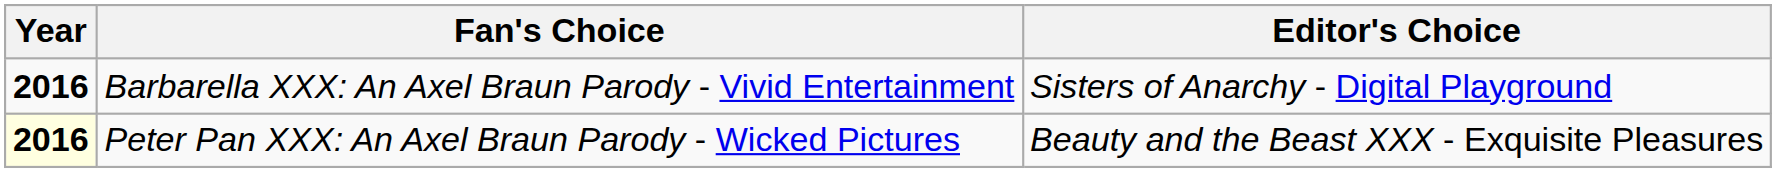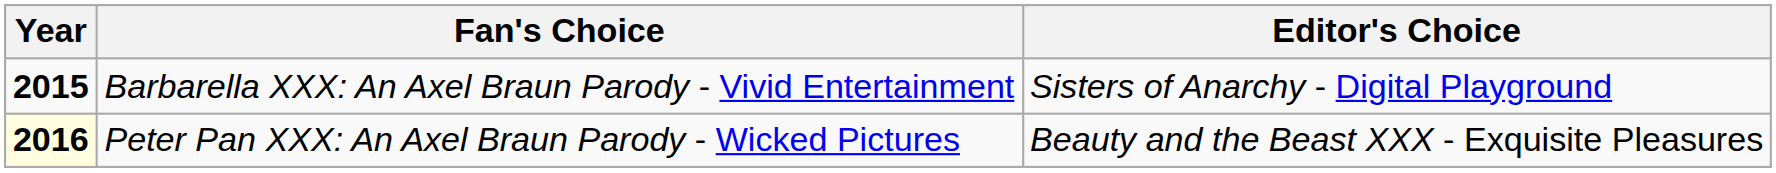(51, 85) 2016 -> (51, 85) 2015
